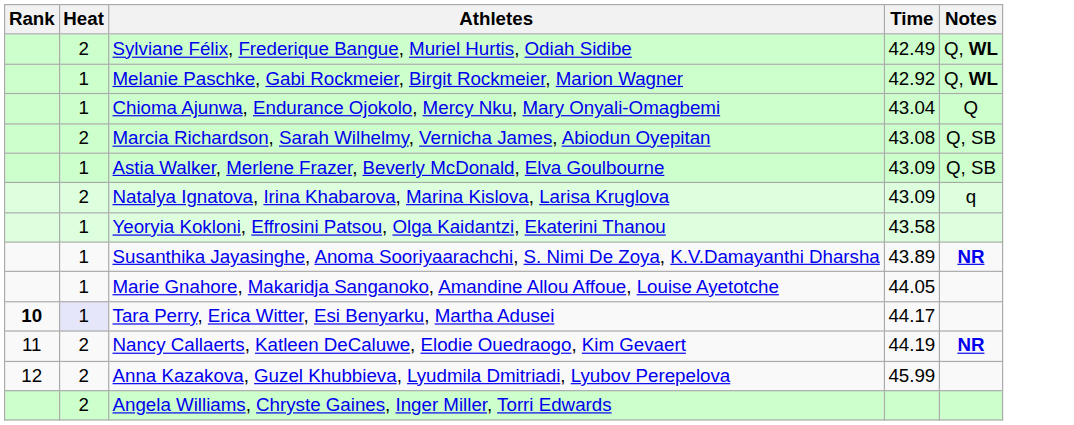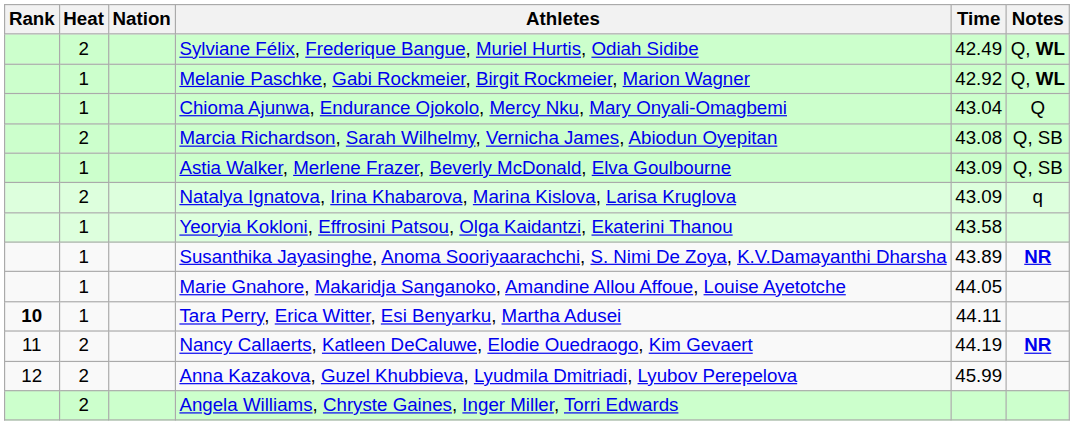+ column: (142, 19)
(84, 316) lavender background -> (84, 316) no background
(912, 316) 44.17 -> (979, 316) 44.11
